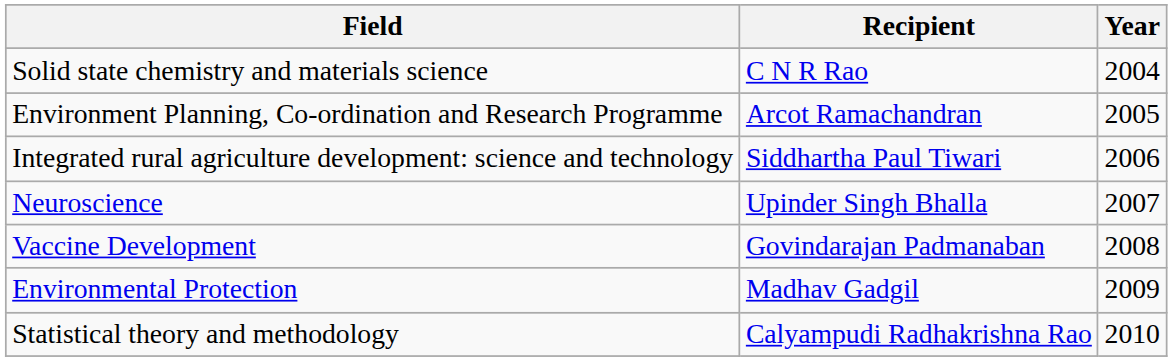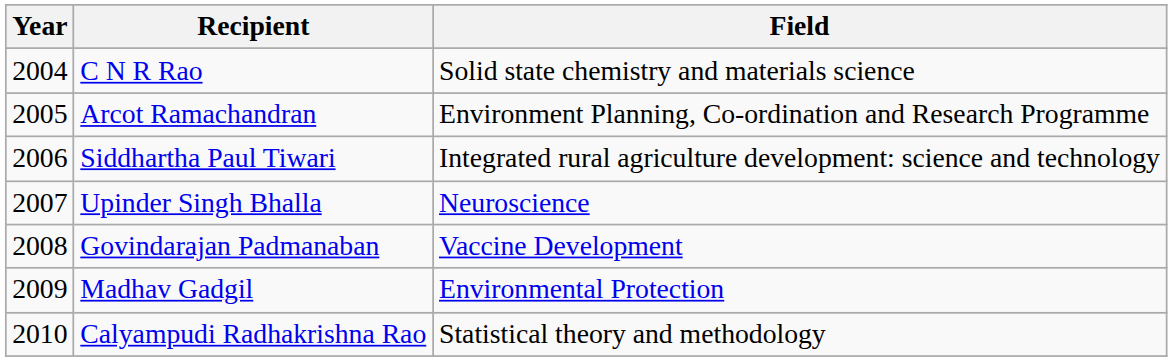columns swapped: (1132, 26) <-> (373, 26)
